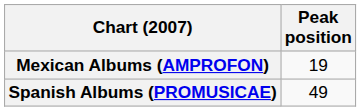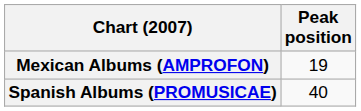(318, 92) 49 -> (318, 92) 40
